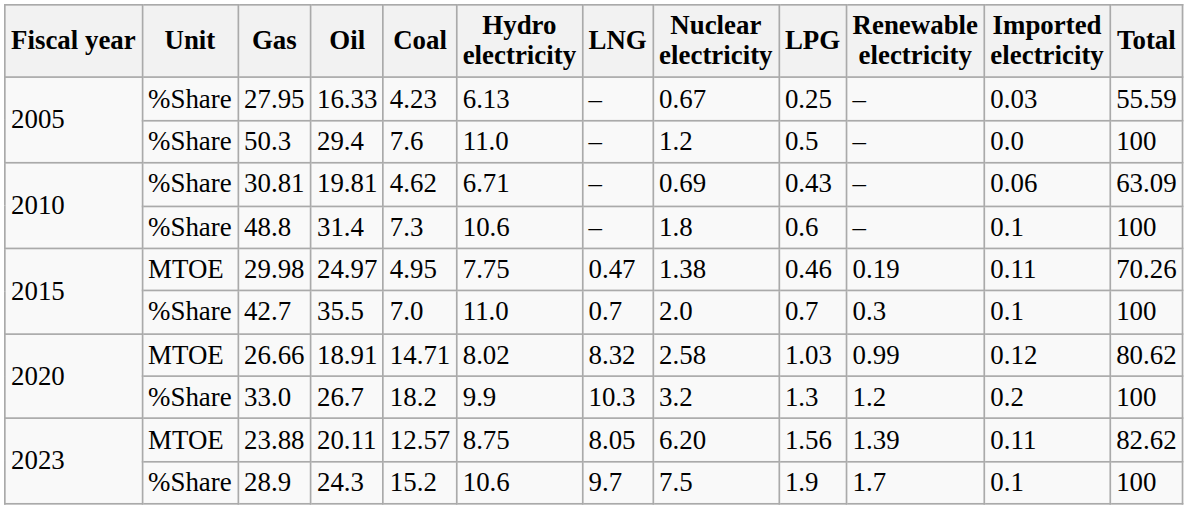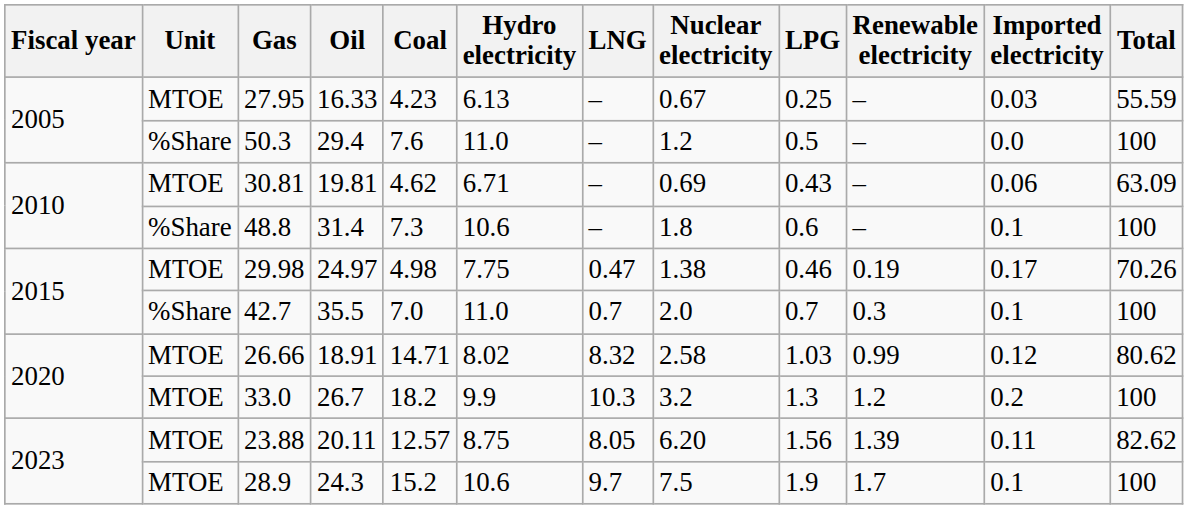(190, 98) %Share -> (186, 98) MTOE
(190, 183) %Share -> (186, 183) MTOE
(413, 269) 4.95 -> (413, 269) 4.98
(1013, 269) 0.11 -> (1014, 269) 0.17
(190, 397) %Share -> (186, 397) MTOE
(190, 482) %Share -> (186, 482) MTOE
